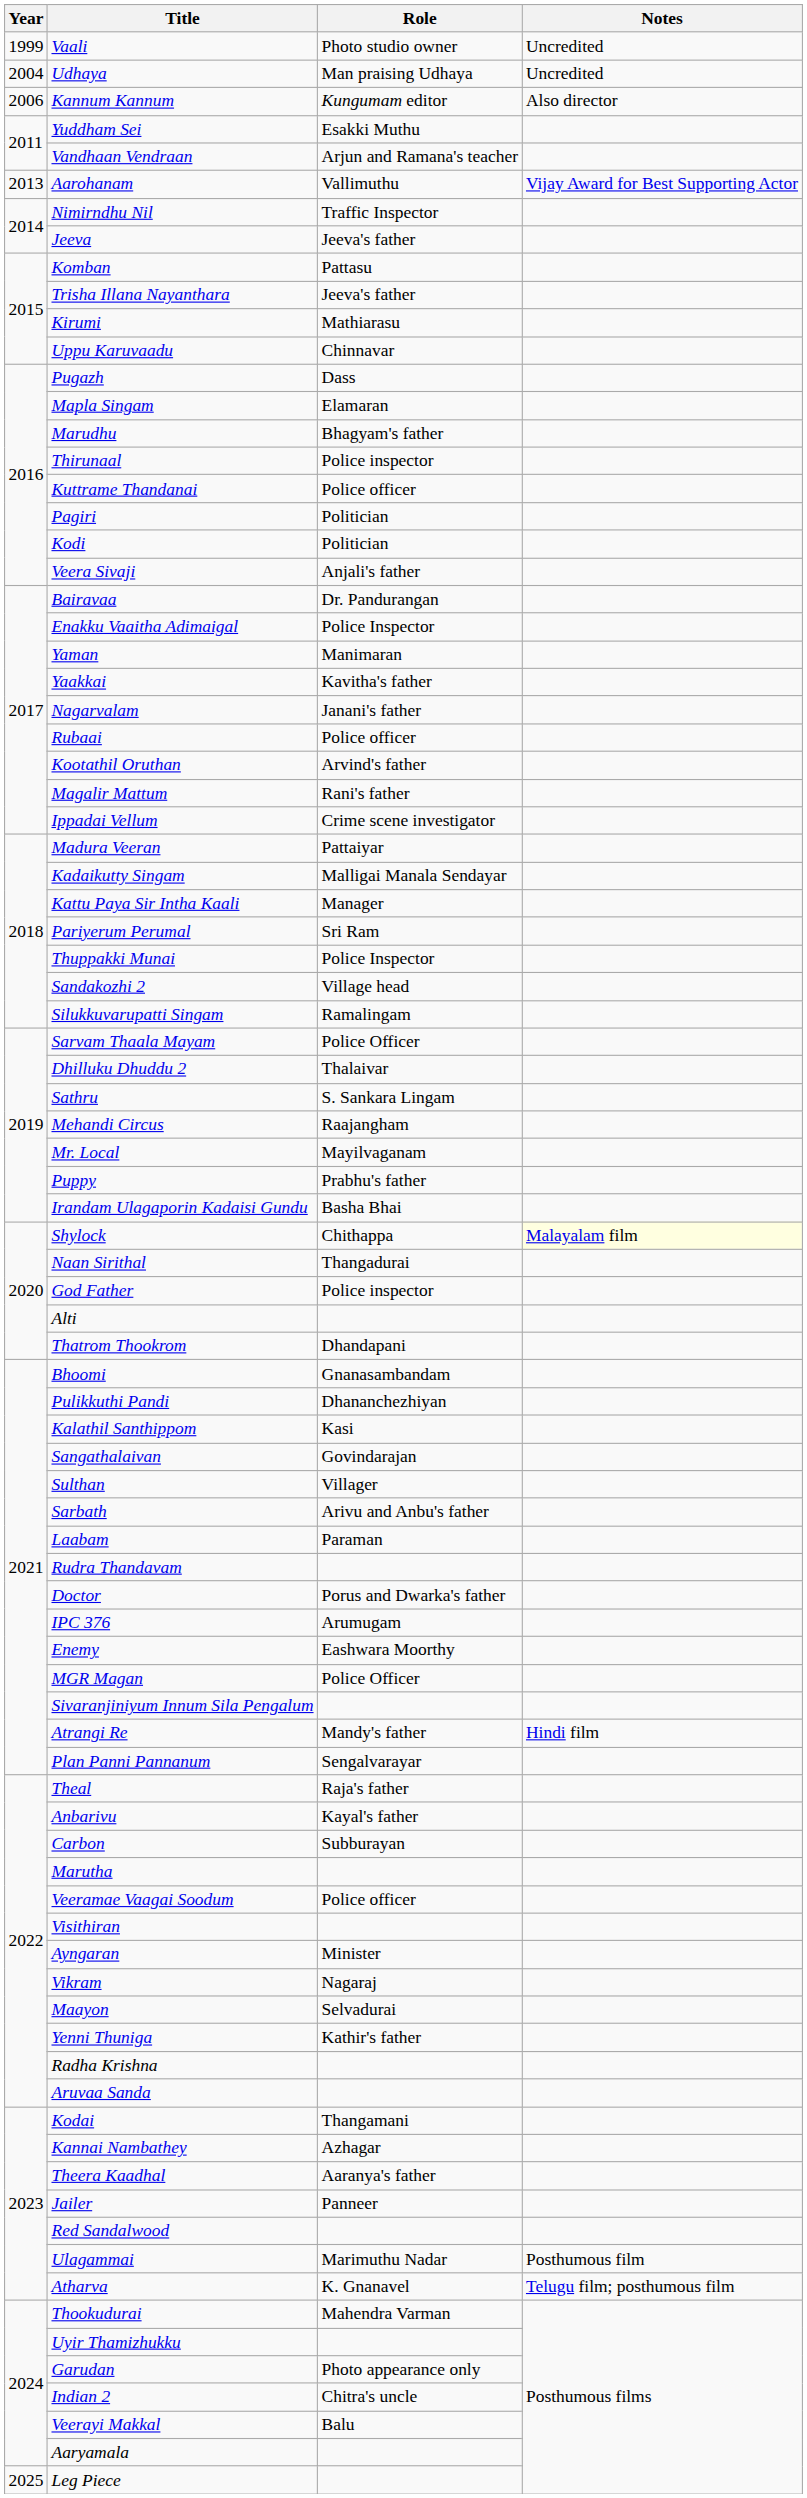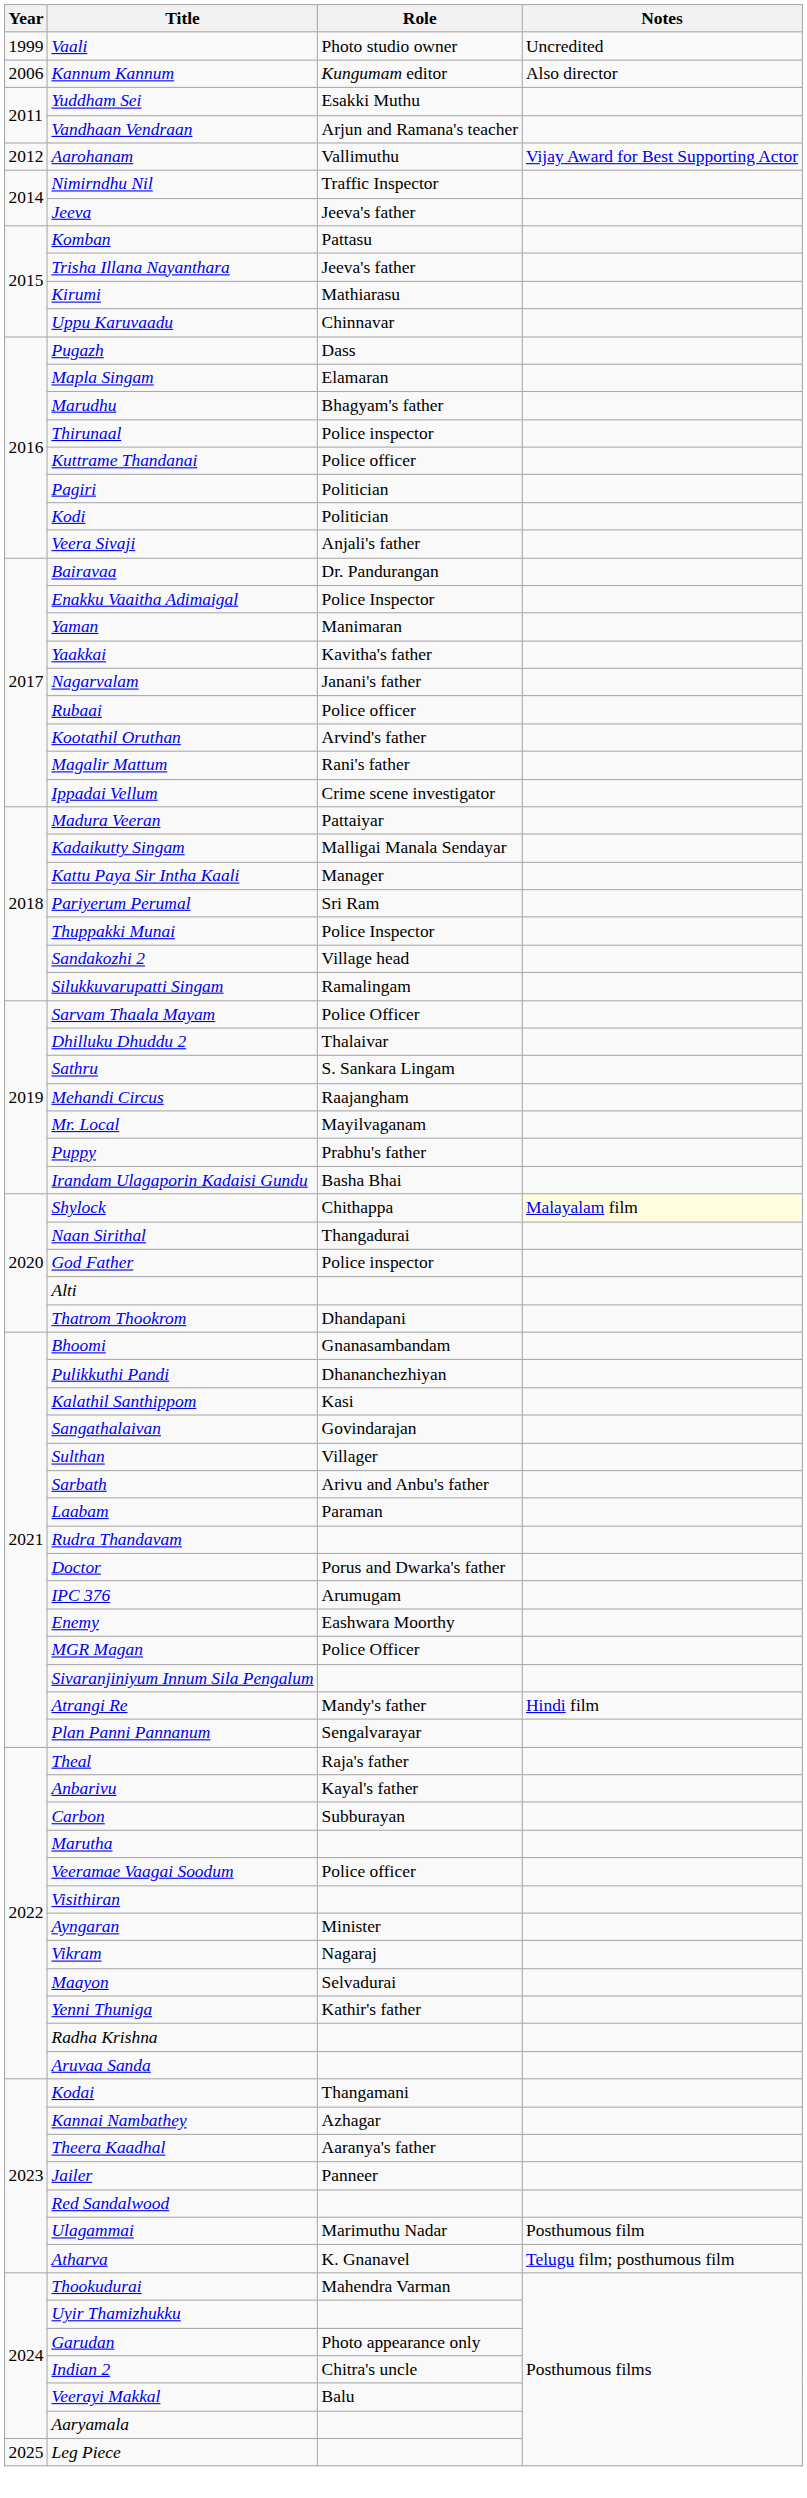- row: (79, 73)
(26, 184) 2013 -> (26, 156) 2012
